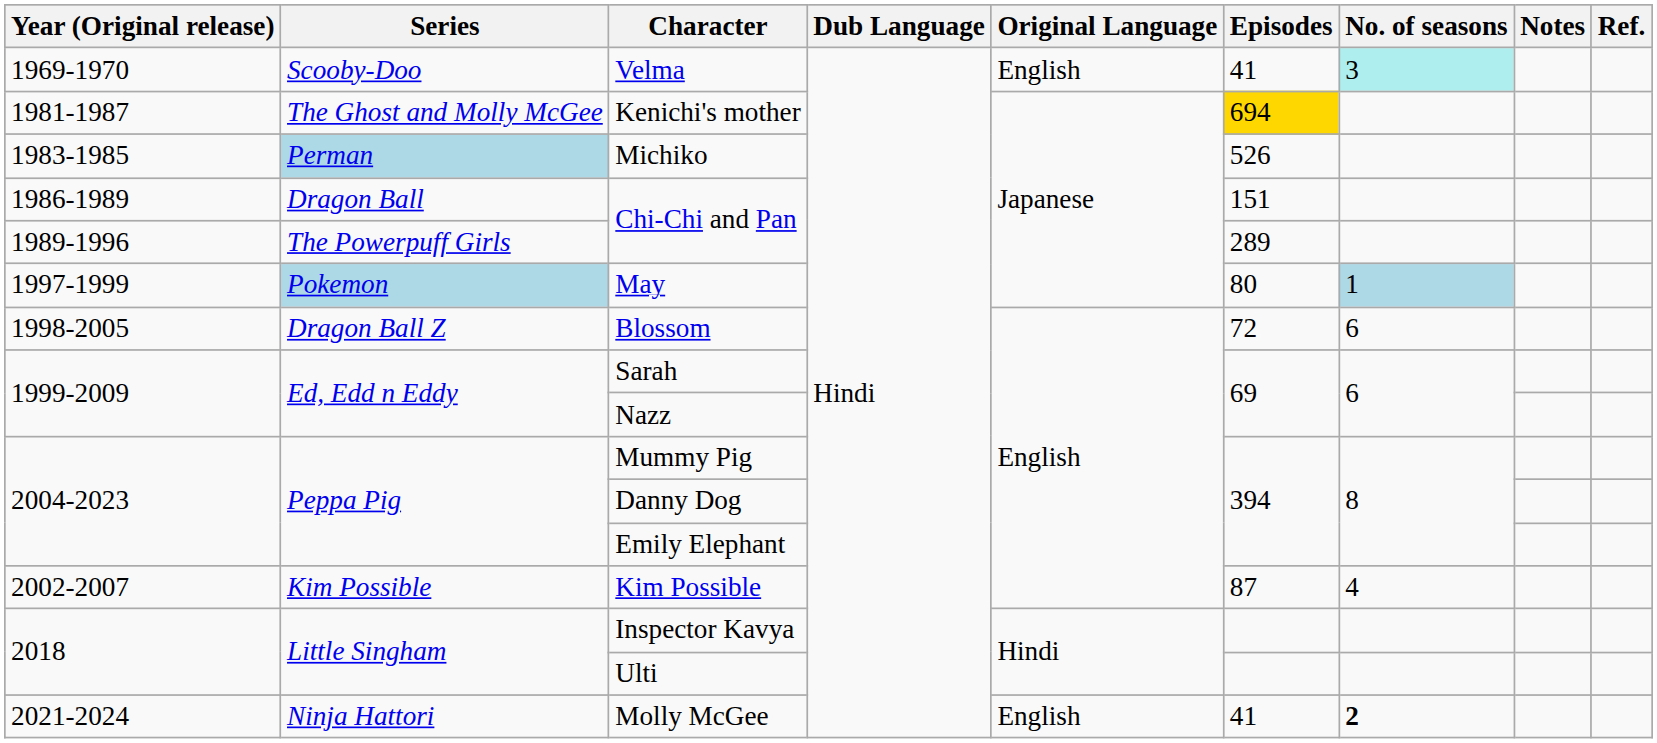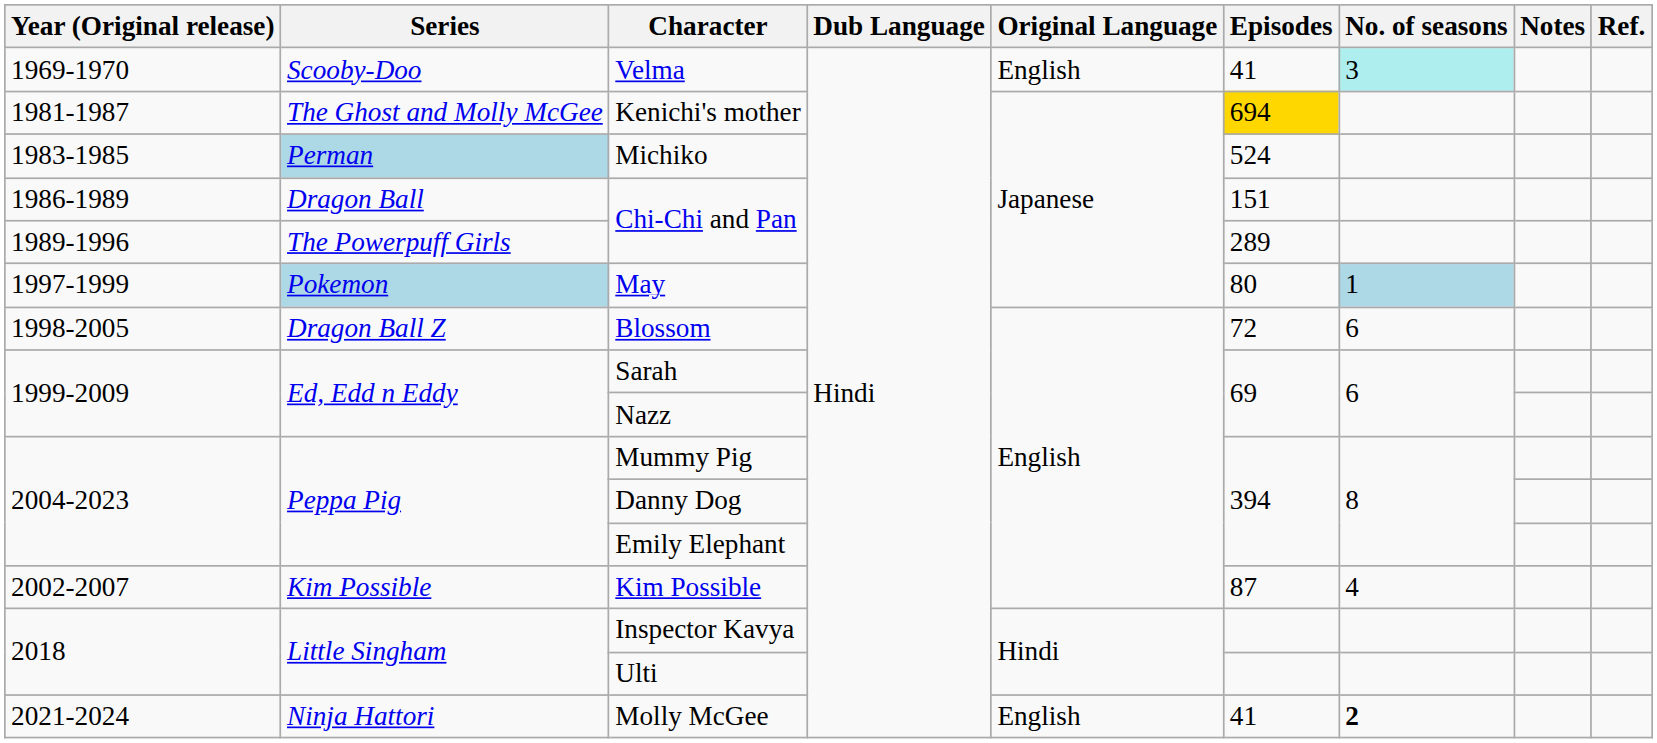(1250, 155) 526 -> (1250, 155) 524
